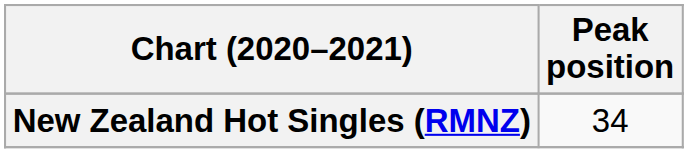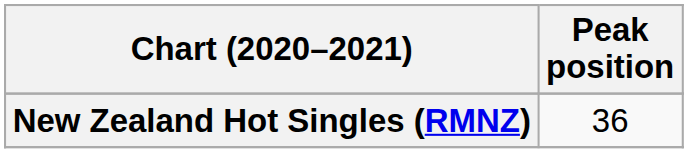(610, 119) 34 -> (610, 119) 36
